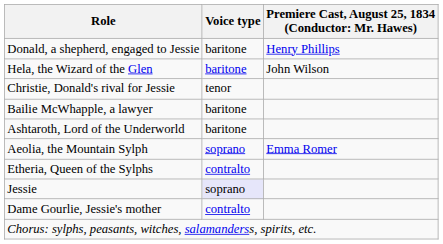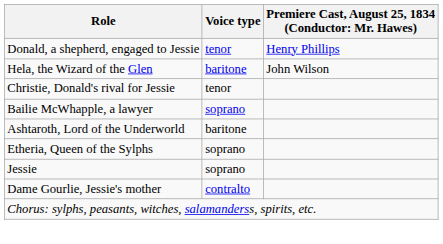(226, 48) baritone -> (218, 48) tenor
(226, 108) baritone -> (225, 108) soprano
- row: (78, 149)
(228, 169) contralto -> (225, 149) soprano
(225, 189) lavender background -> (225, 169) no background
